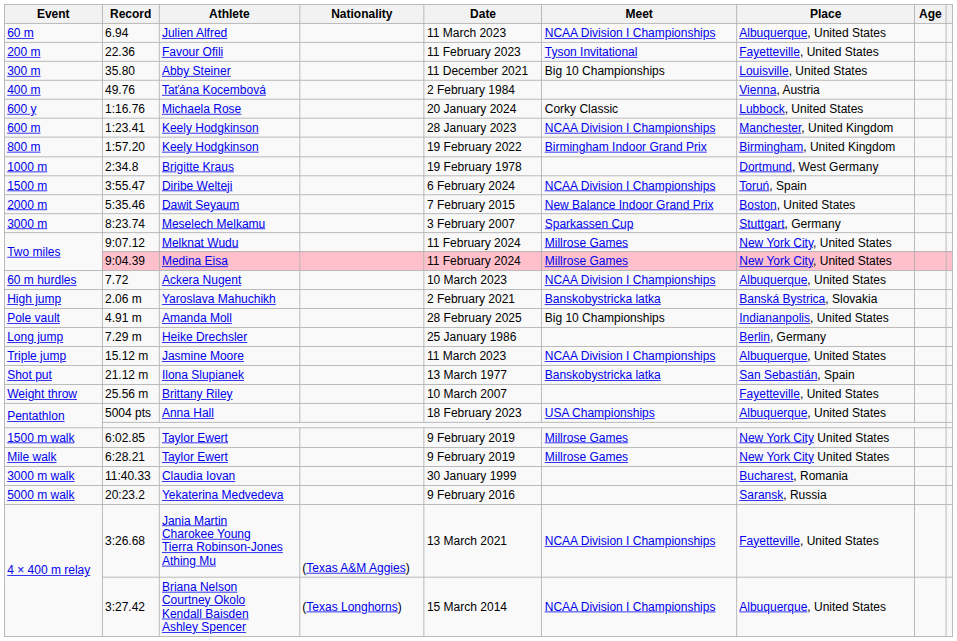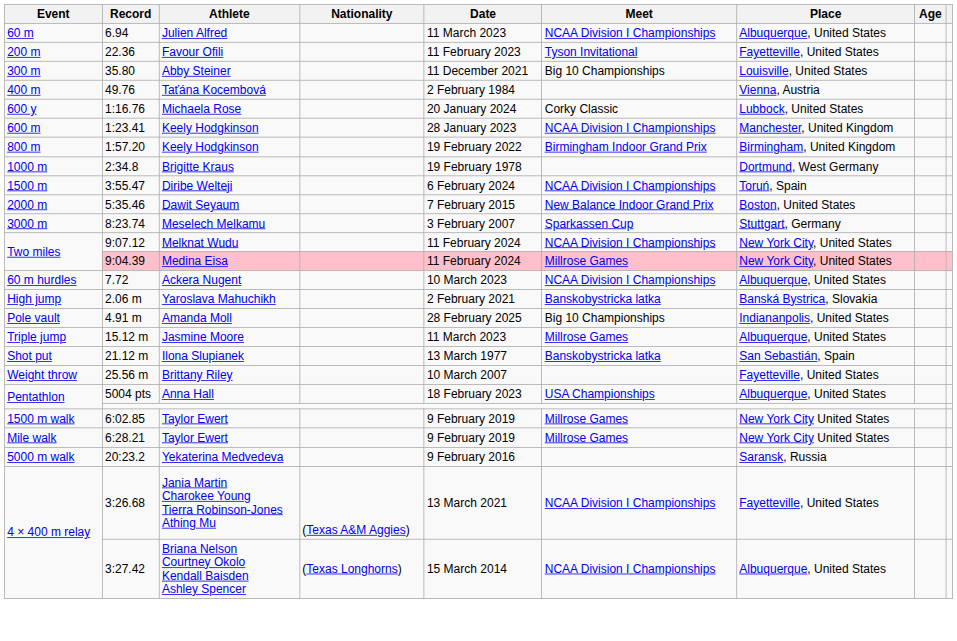(586, 242) Millrose Games -> (630, 242) NCAA Division I Championships
- row: (123, 337)
(630, 356) NCAA Division I Championships -> (586, 337) Millrose Games
- row: (128, 476)
